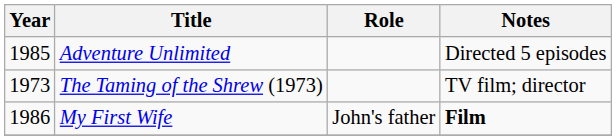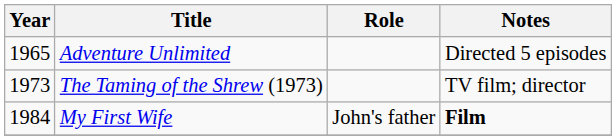(30, 53) 1985 -> (30, 53) 1965
(30, 118) 1986 -> (30, 118) 1984
